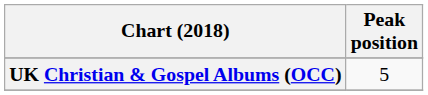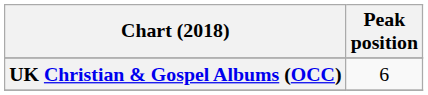(384, 74) 5 -> (384, 74) 6
